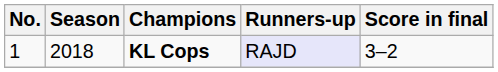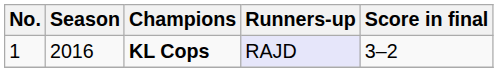(72, 51) 2018 -> (72, 51) 2016
